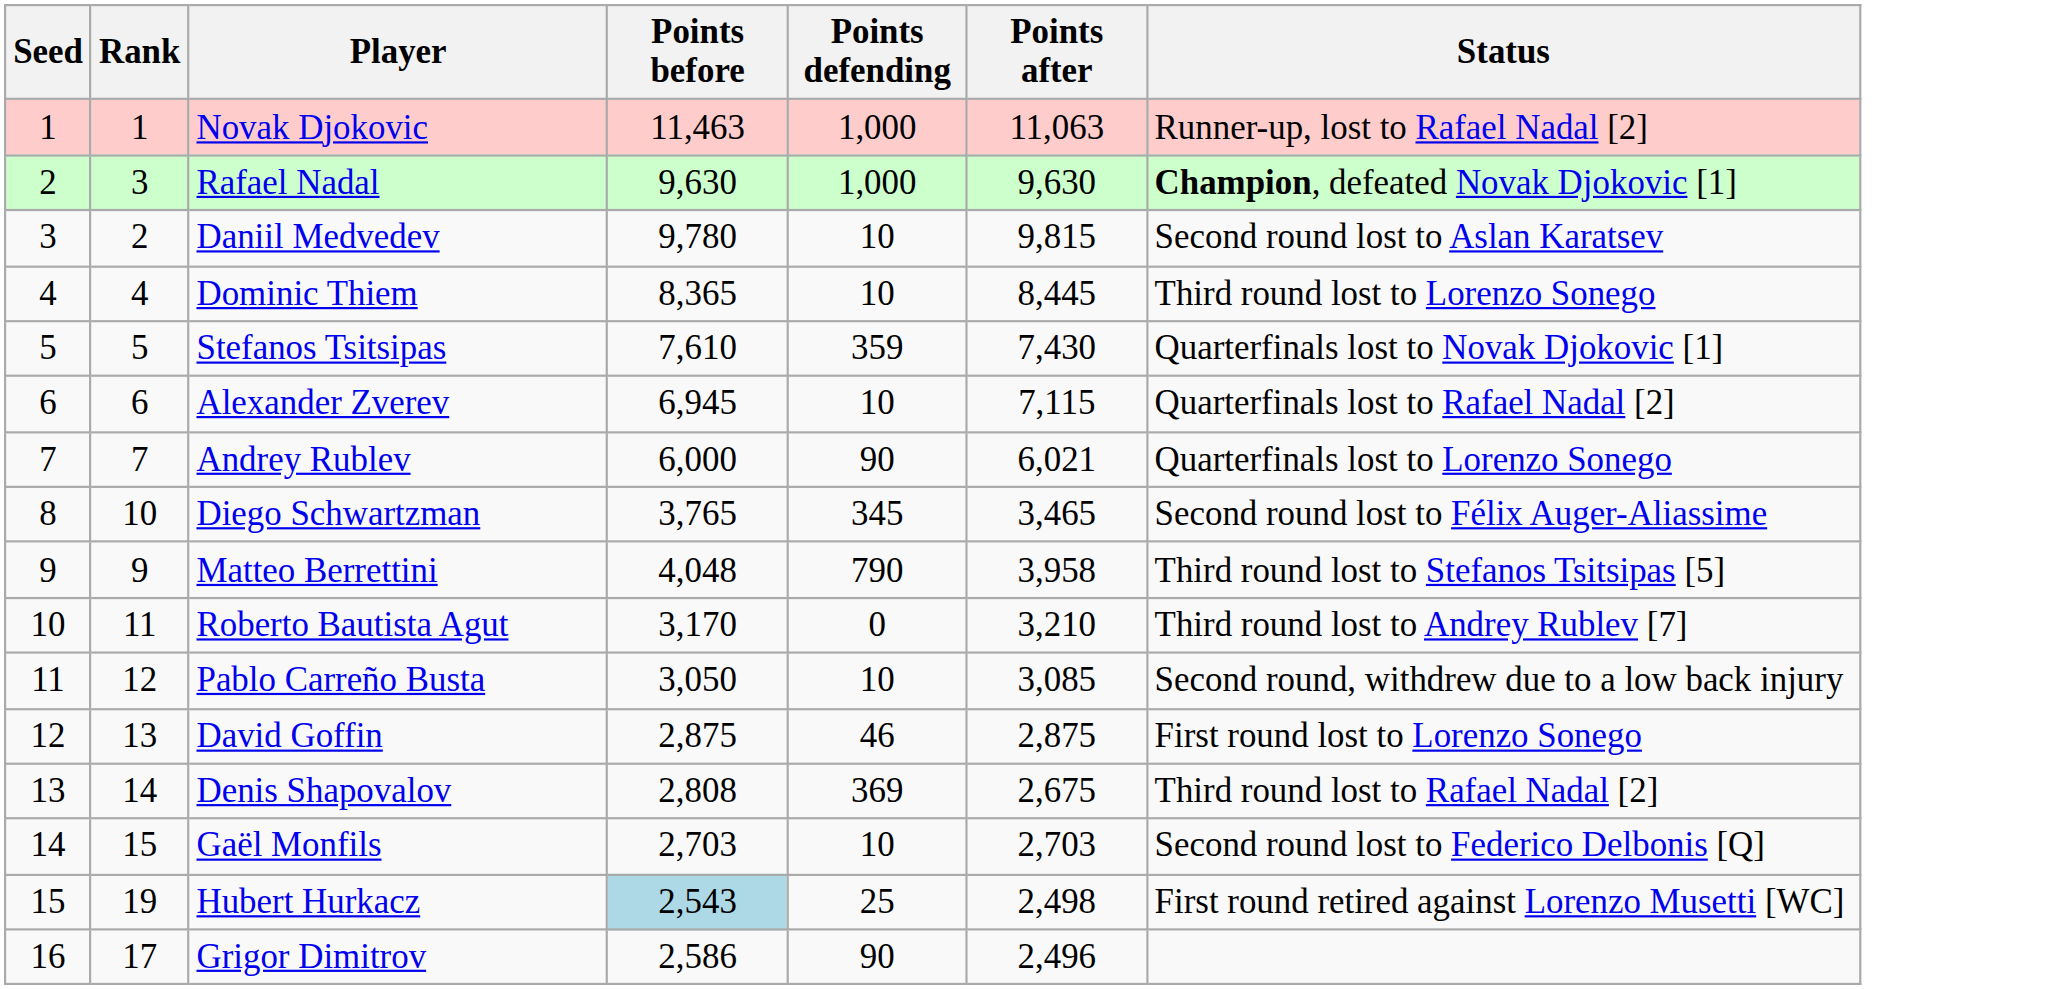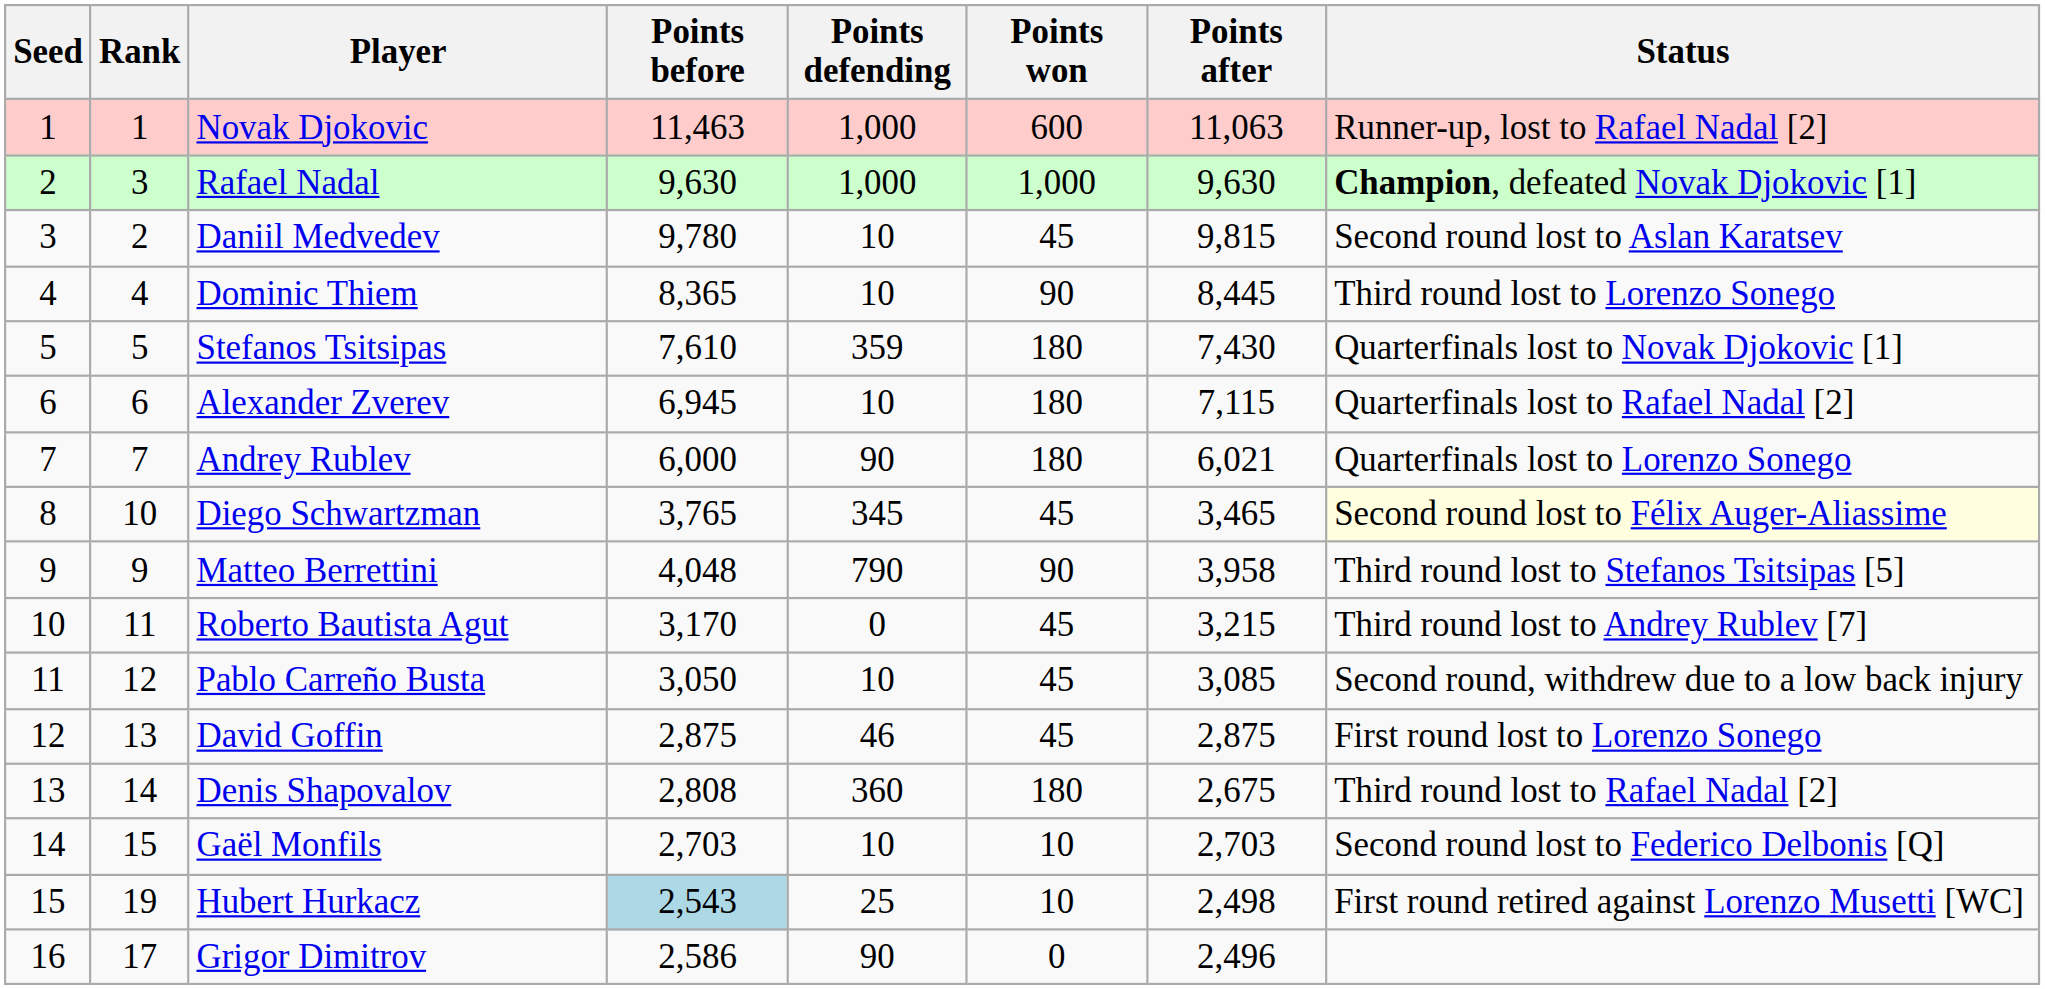+ column: (1057, 51)
(1461, 513) no background -> (1640, 513) lightyellow background
(1057, 624) 3,210 -> (1236, 624) 3,215
(877, 790) 369 -> (877, 790) 360
